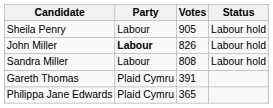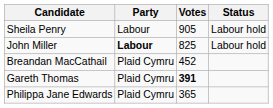(187, 45) 826 -> (187, 45) 825
- row: (37, 62)
+ row: (57, 62)
(187, 78) normal -> (187, 78) bold
